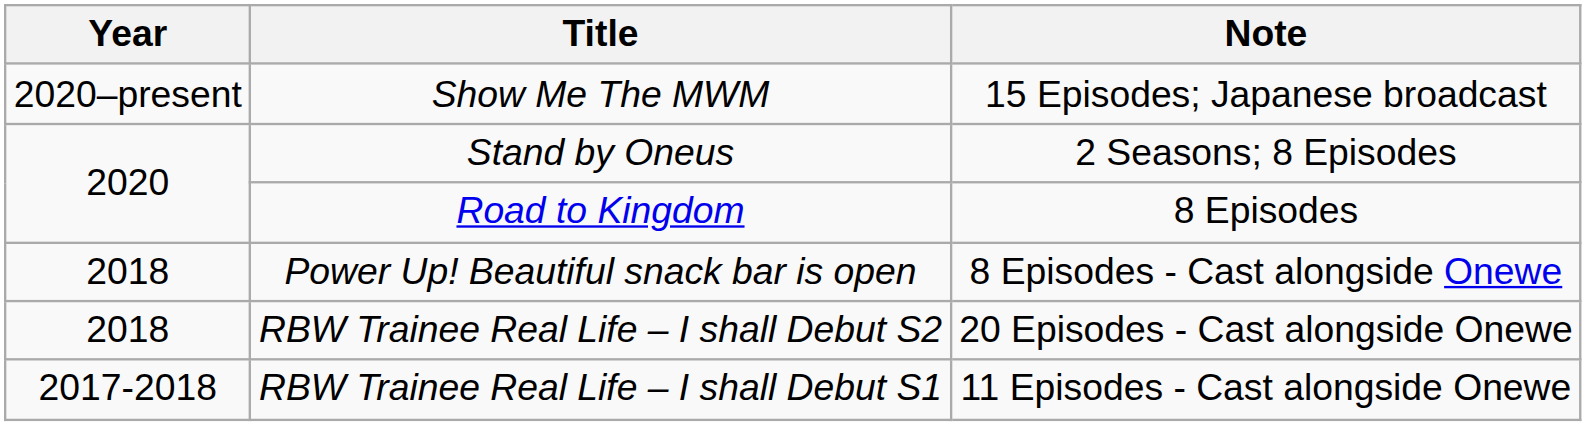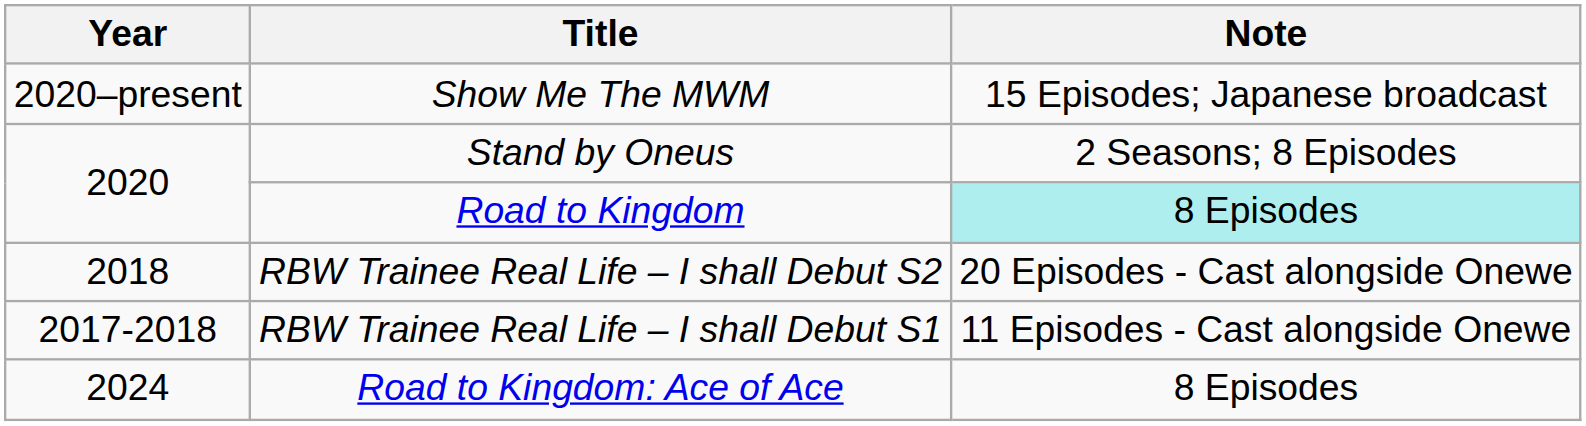(1266, 211) no background -> (1266, 211) paleturquoise background
- row: (600, 270)
+ row: (600, 388)
